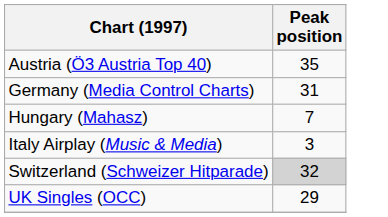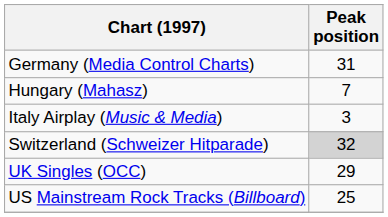- row: (110, 63)
+ row: (157, 198)
